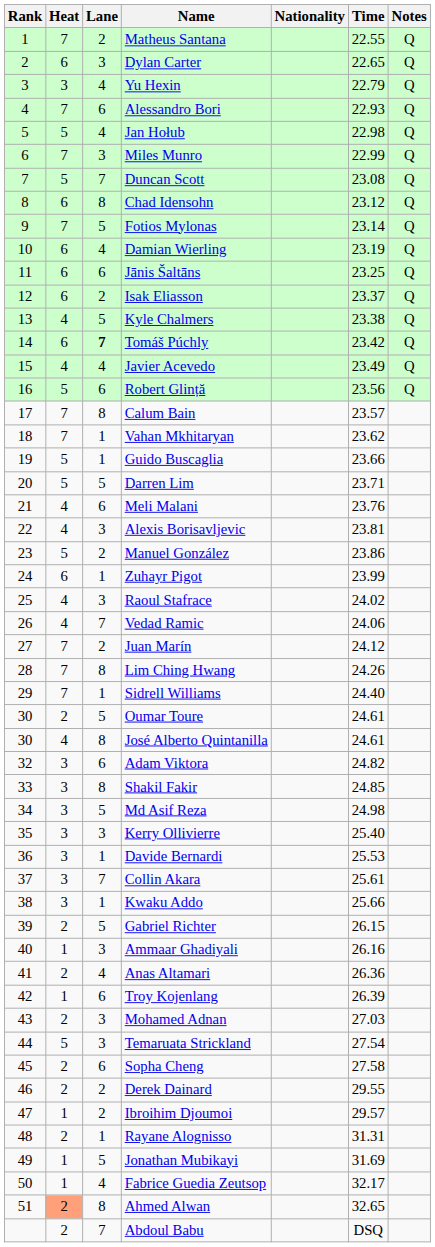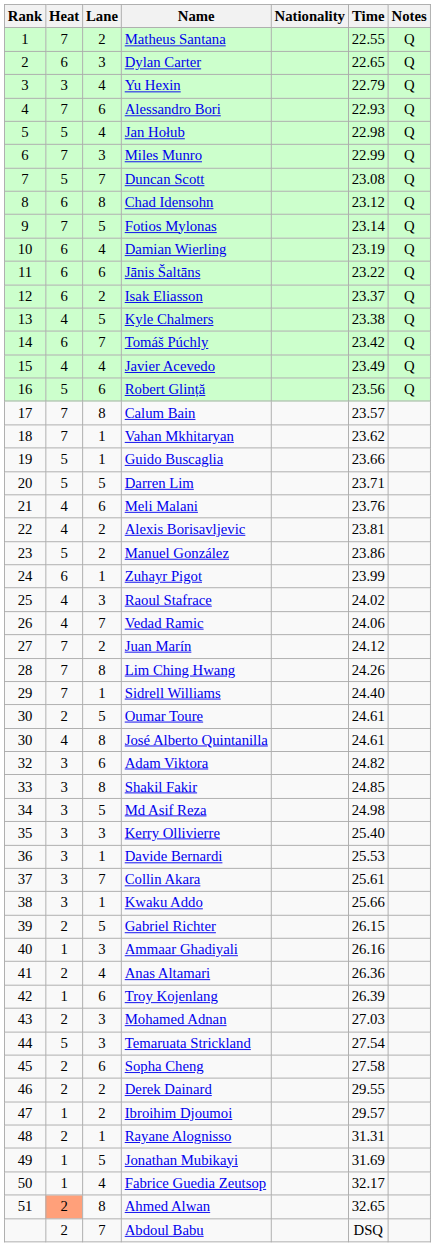(368, 272) 23.25 -> (368, 272) 23.22
(102, 343) bold -> (102, 343) normal
(102, 529) 3 -> (102, 529) 2
